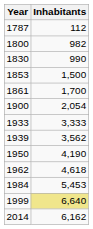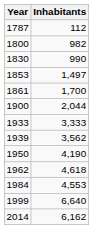(74, 75) 1,500 -> (74, 75) 1,497
(74, 106) 2,054 -> (74, 106) 2,044
(74, 185) 5,453 -> (74, 185) 4,553
(74, 201) khaki background -> (74, 201) no background
